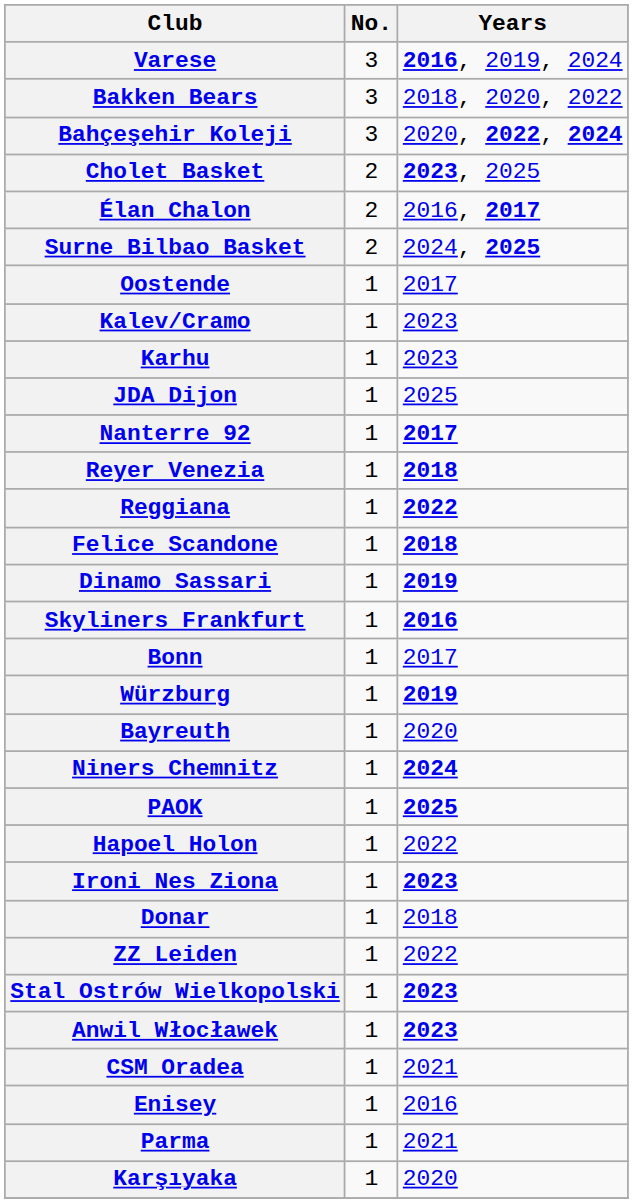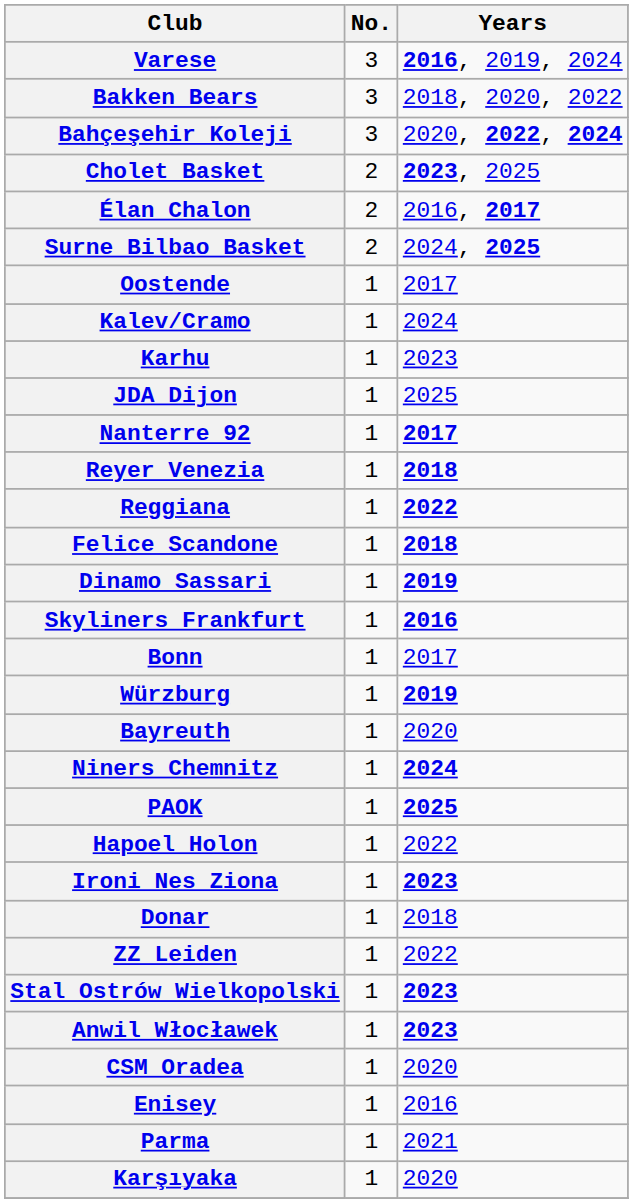(430, 322) 2023 -> (430, 322) 2024
(430, 1068) 2021 -> (430, 1068) 2020
